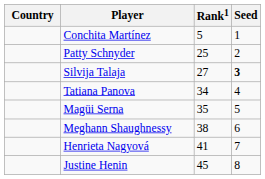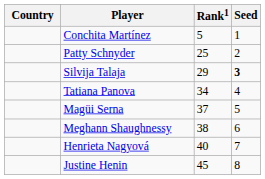(203, 72) 27 -> (203, 72) 29
(203, 109) 35 -> (203, 109) 37
(203, 146) 41 -> (203, 146) 40
